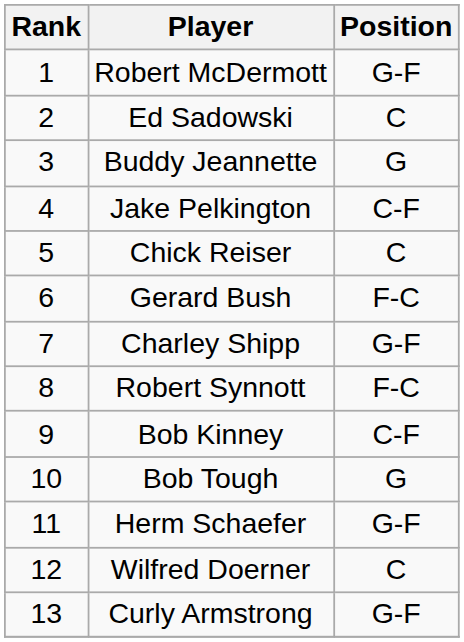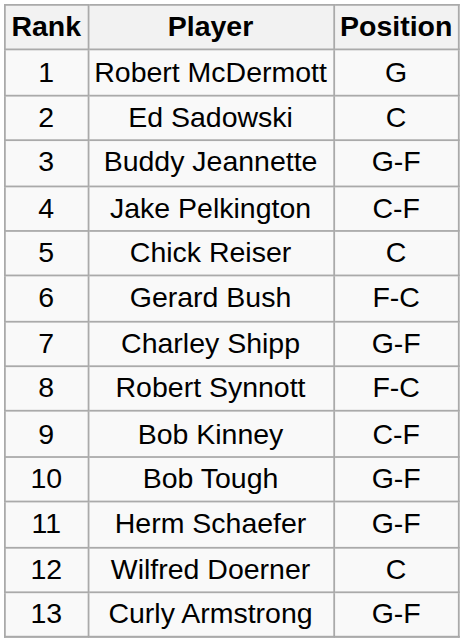(396, 72) G-F -> (396, 72) G
(396, 162) G -> (396, 162) G-F
(396, 478) G -> (396, 478) G-F
